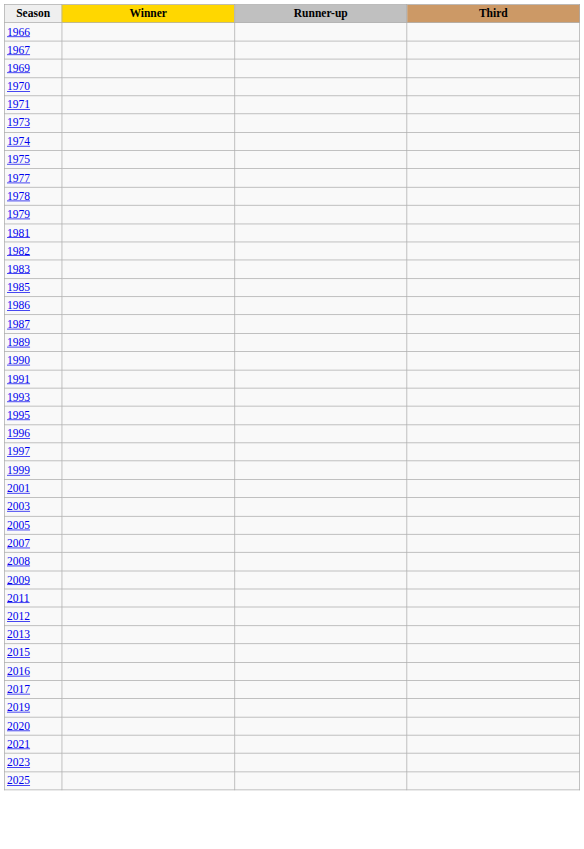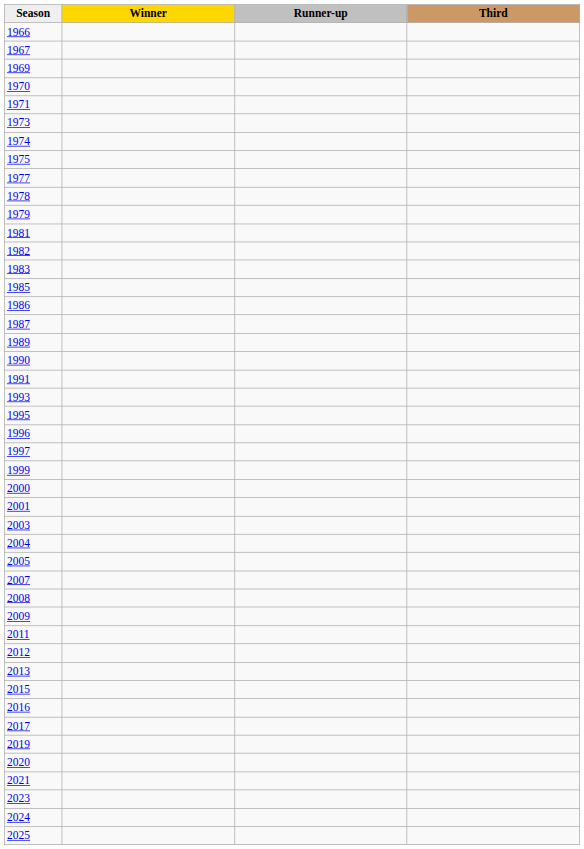+ row: (19, 488)
+ row: (19, 543)
+ row: (19, 817)
